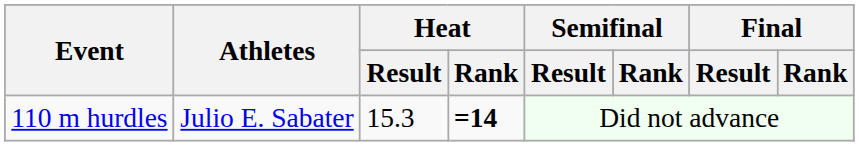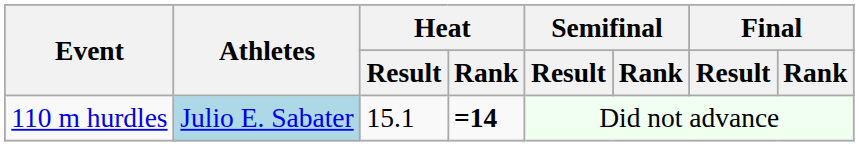(267, 118) no background -> (267, 118) lightblue background
(391, 118) 15.3 -> (391, 118) 15.1
